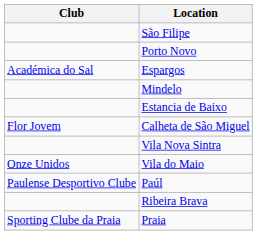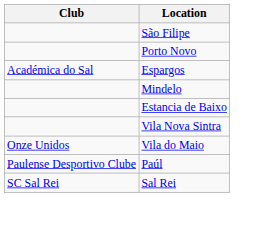- row: (196, 126)
- row: (175, 201)
+ row: (159, 182)
- row: (154, 220)
